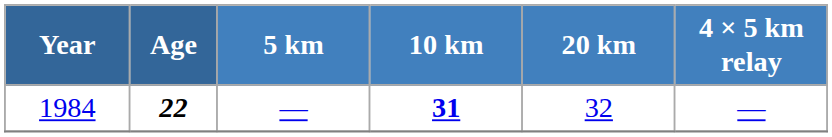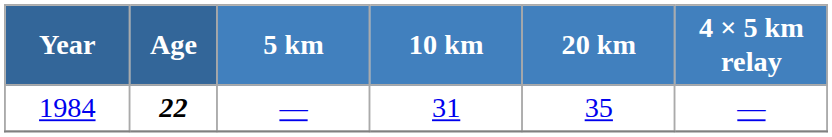(446, 108) bold -> (446, 108) normal
(599, 108) 32 -> (599, 108) 35
